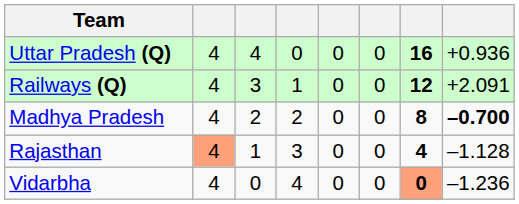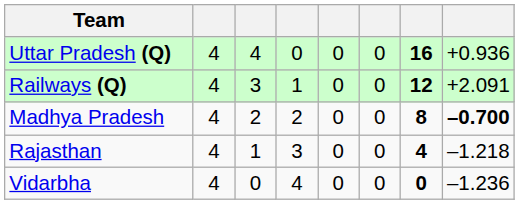(214, 150) lightsalmon background -> (214, 150) no background
(478, 150) –1.128 -> (478, 150) –1.218
(421, 183) lightsalmon background -> (421, 183) no background
